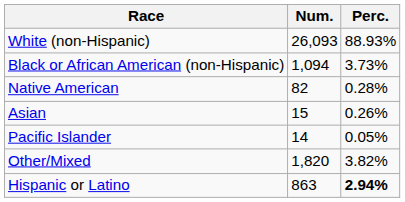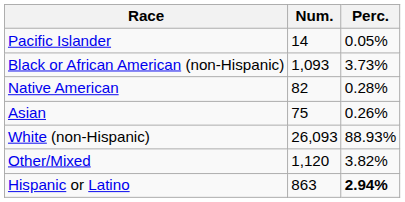rows swapped: (79, 40) <-> (60, 137)
(310, 64) 1,094 -> (310, 64) 1,093
(300, 112) 15 -> (300, 112) 75
(310, 161) 1,820 -> (310, 161) 1,120
